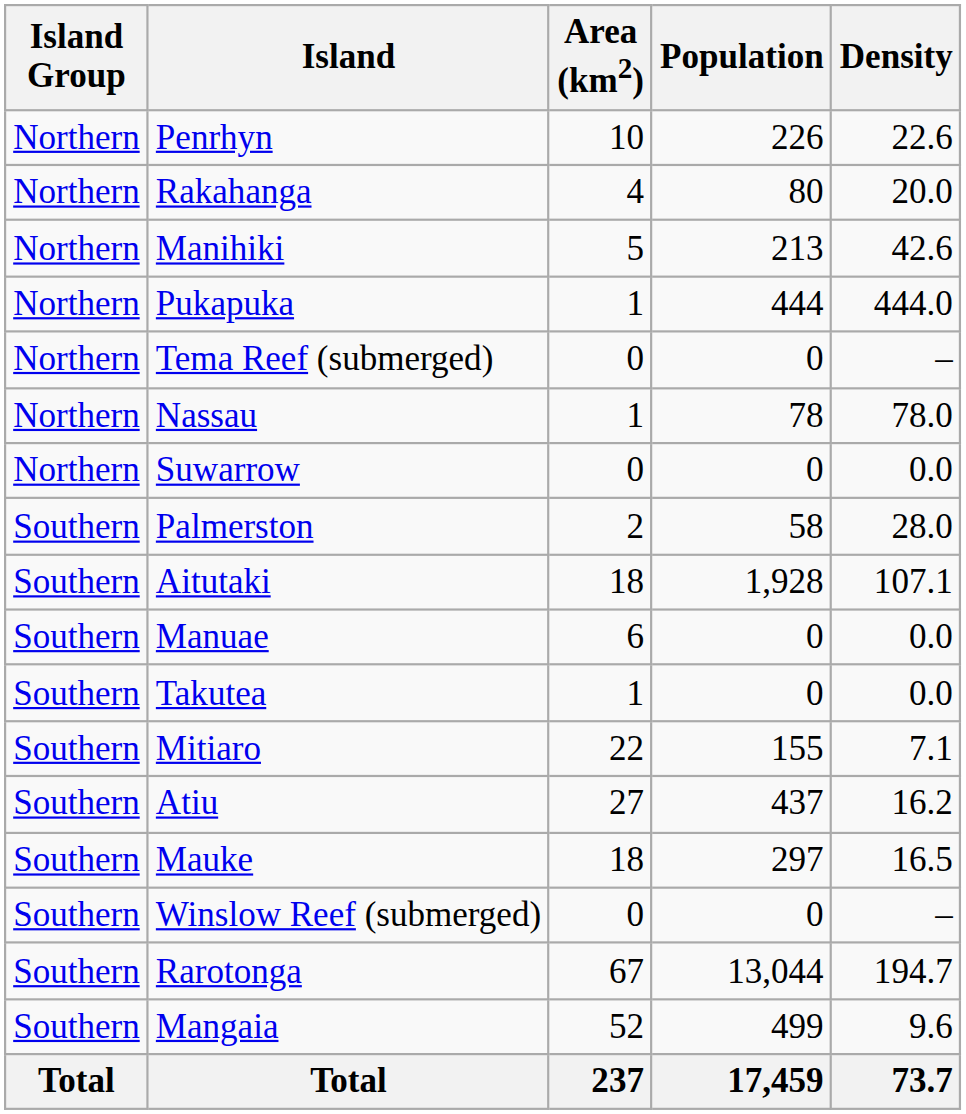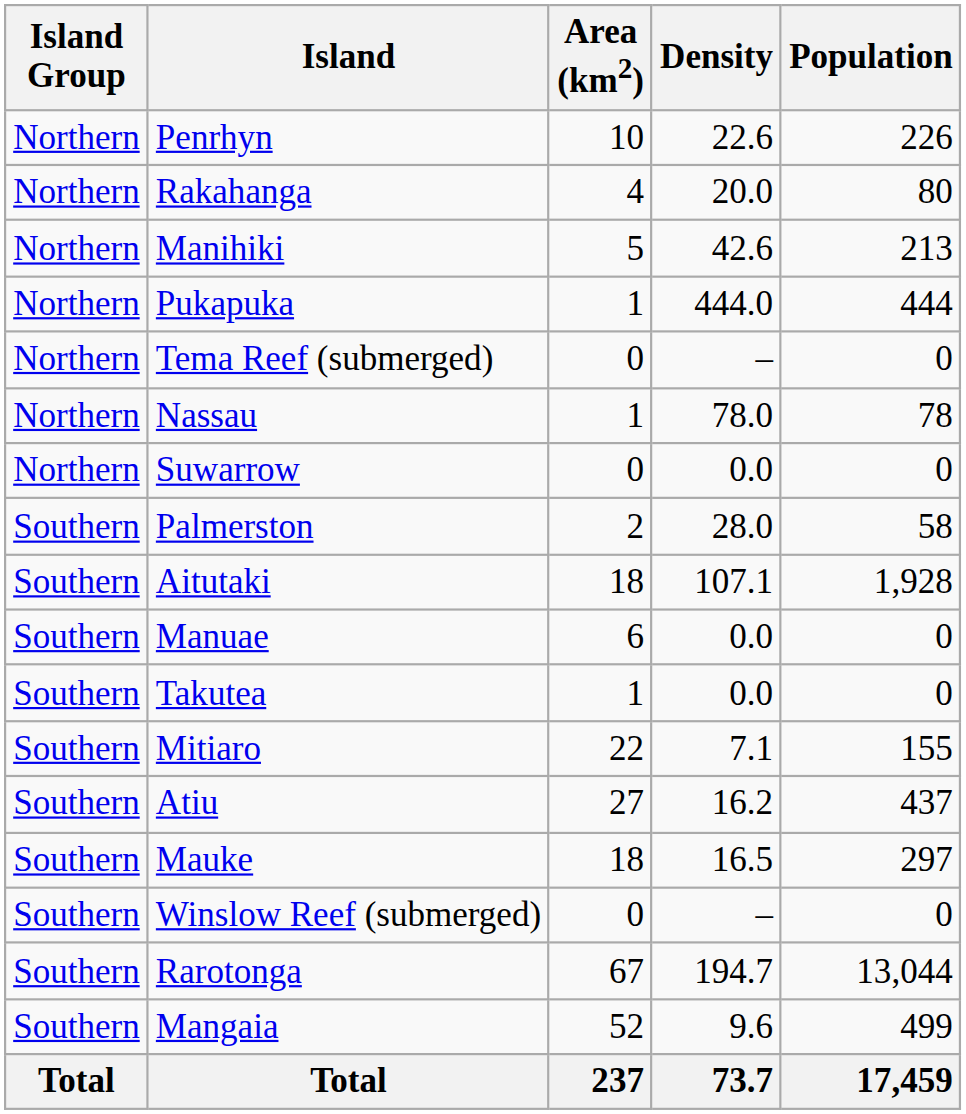columns swapped: (742, 56) <-> (896, 56)
